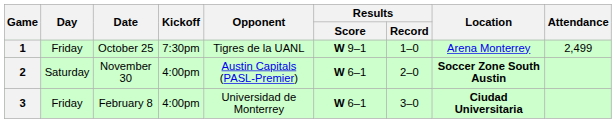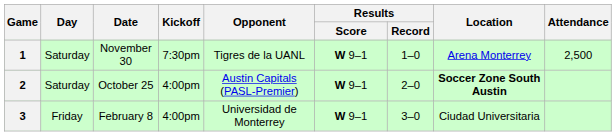(67, 48) Friday -> (67, 55) Saturday
(126, 48) October 25 -> (126, 55) November 30
(578, 48) 2,499 -> (578, 55) 2,500
(126, 72) November 30 -> (126, 85) October 25
(350, 72) W 6–1 -> (351, 85) W 9–1
(350, 103) W 6–1 -> (351, 115) W 9–1
(489, 103) bold -> (489, 115) normal
